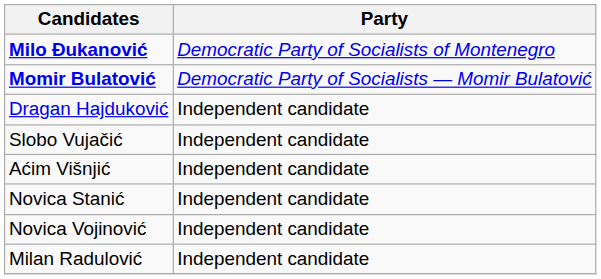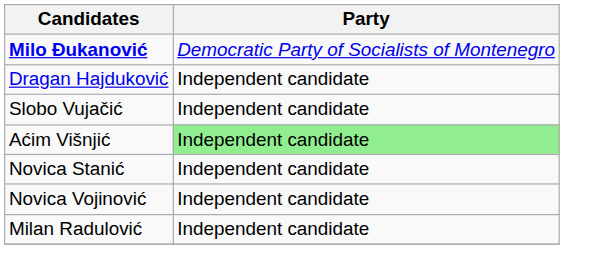- row: (82, 79)
(273, 169) no background -> (273, 139) lightgreen background
